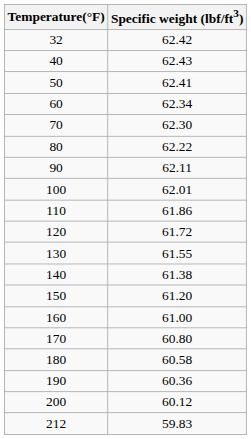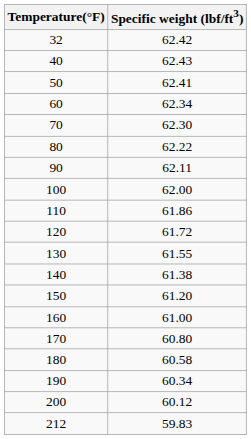(177, 189) 62.01 -> (177, 189) 62.00
(177, 381) 60.36 -> (177, 381) 60.34
